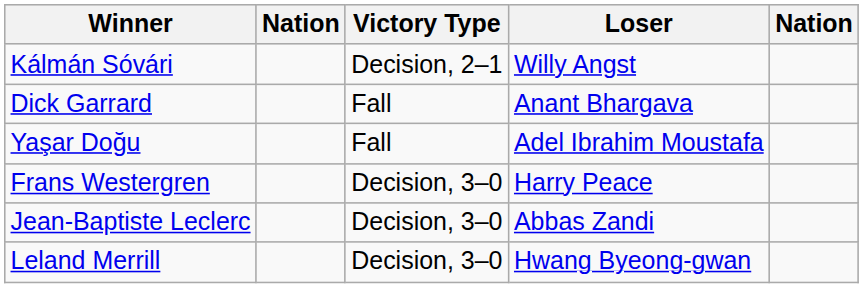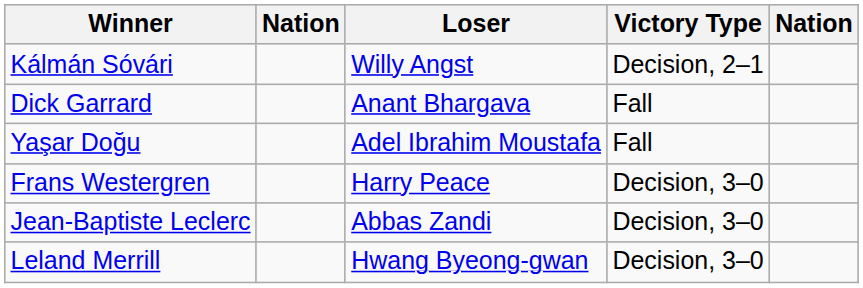columns swapped: (427, 24) <-> (639, 24)
